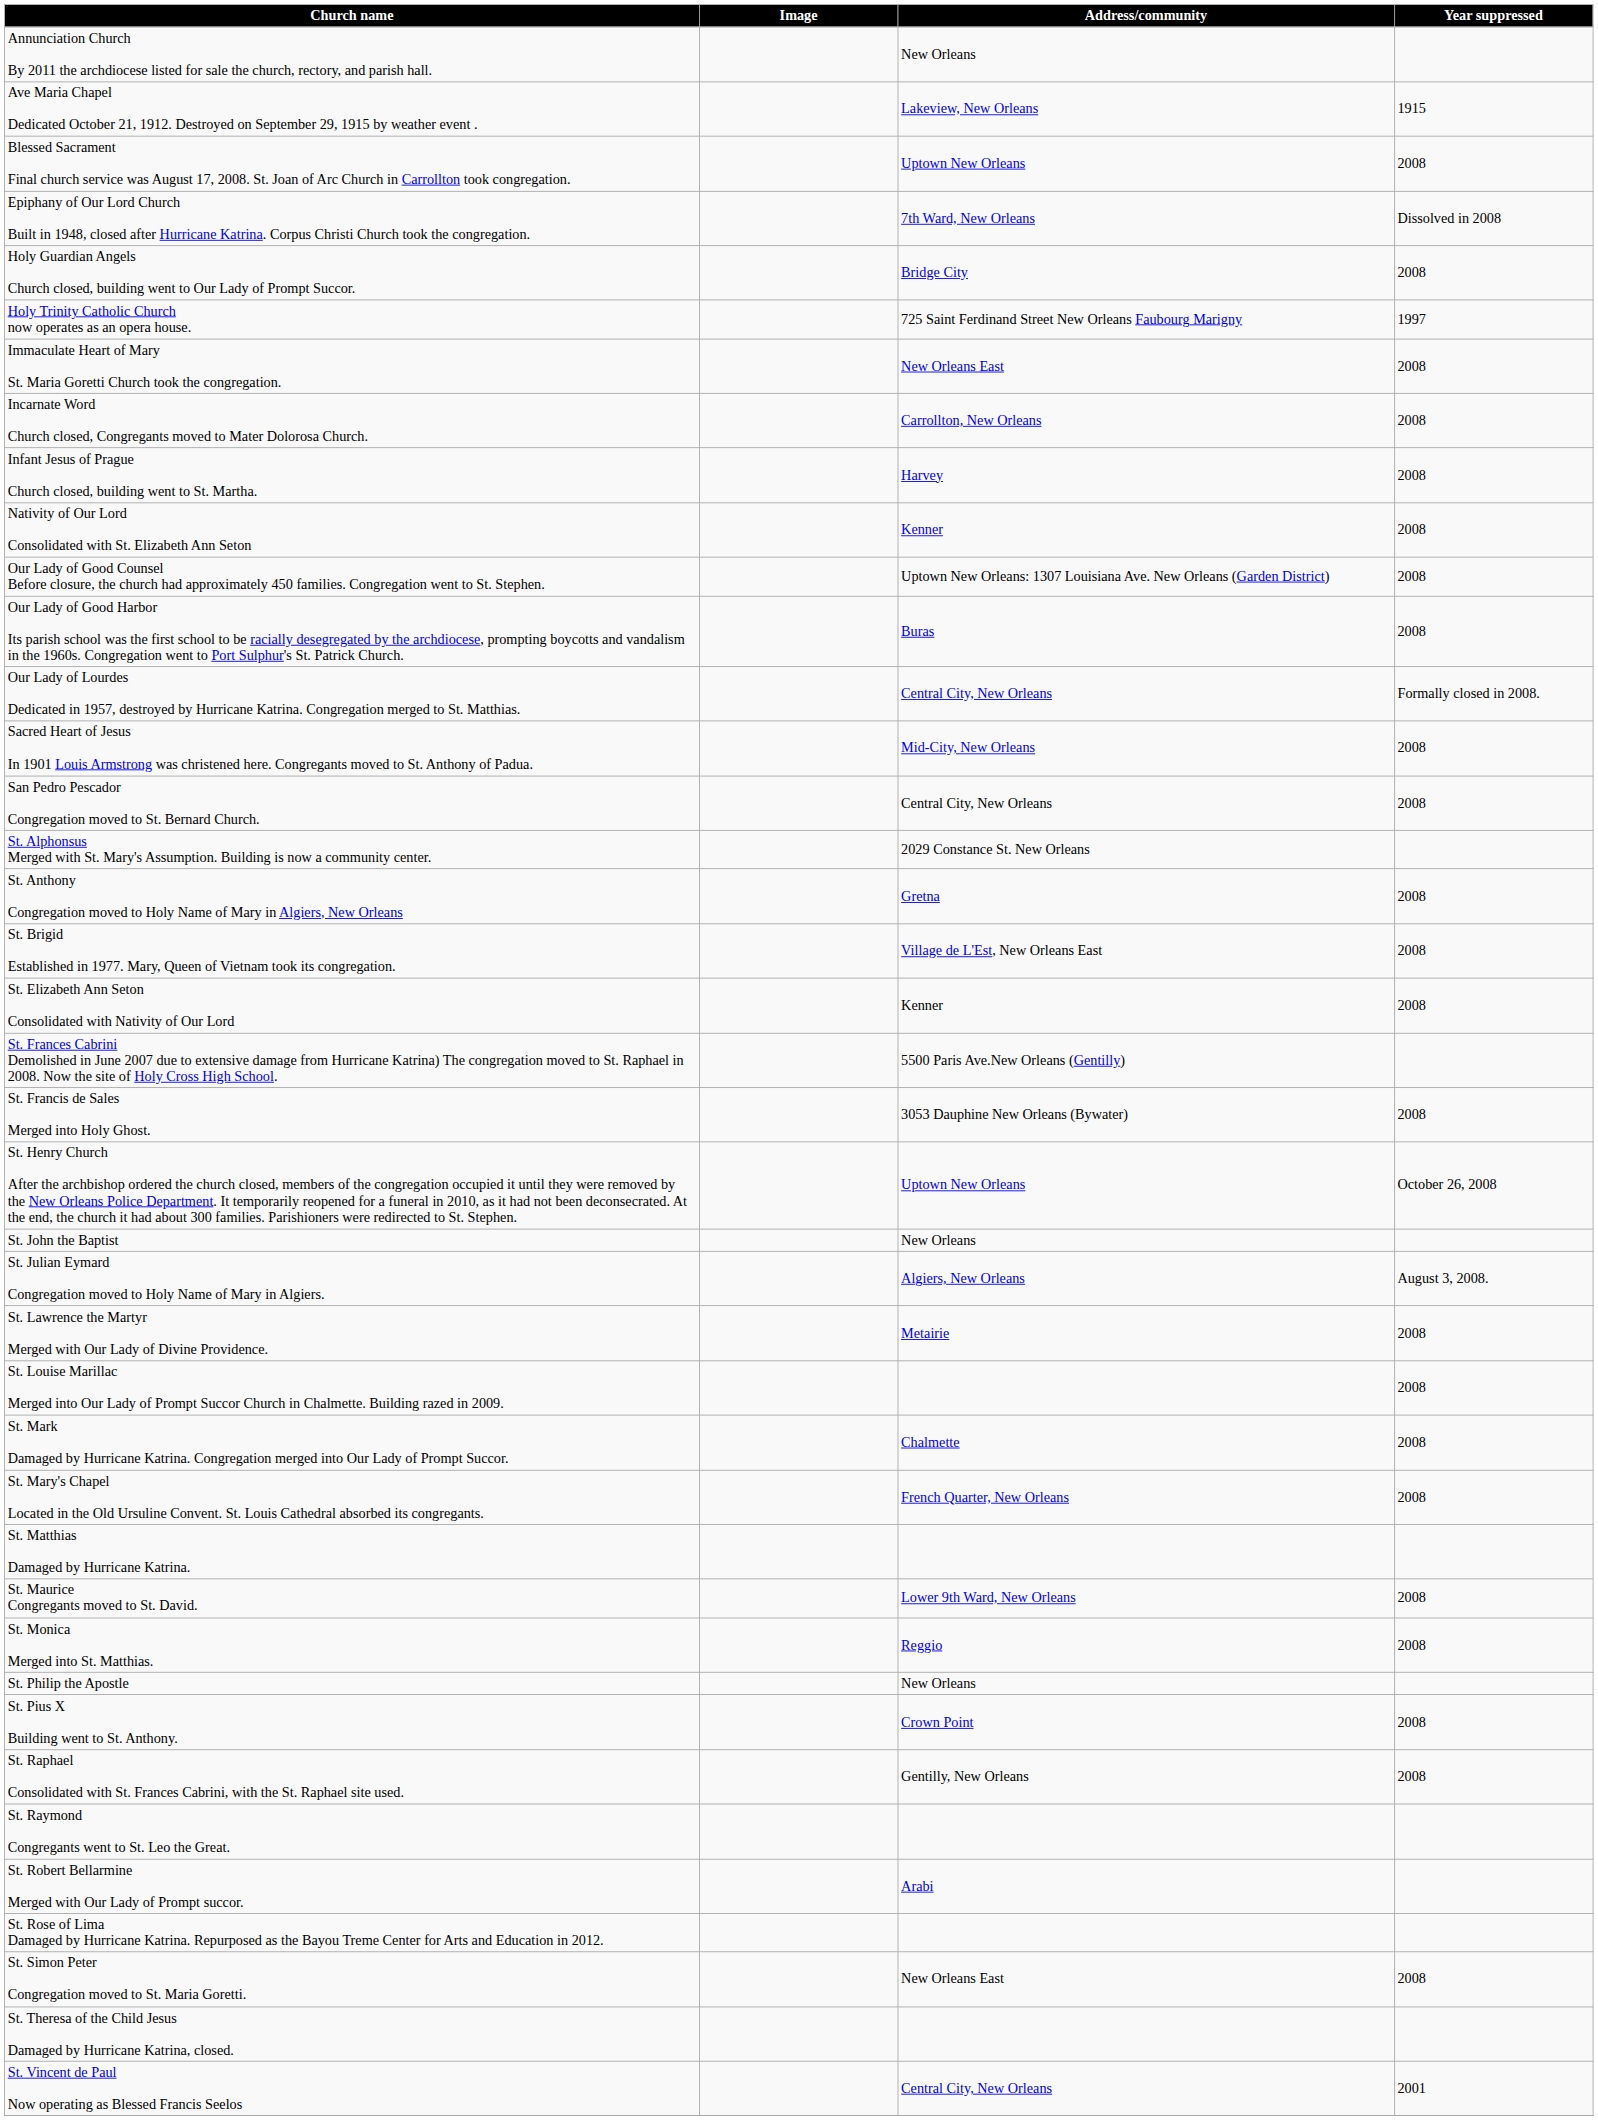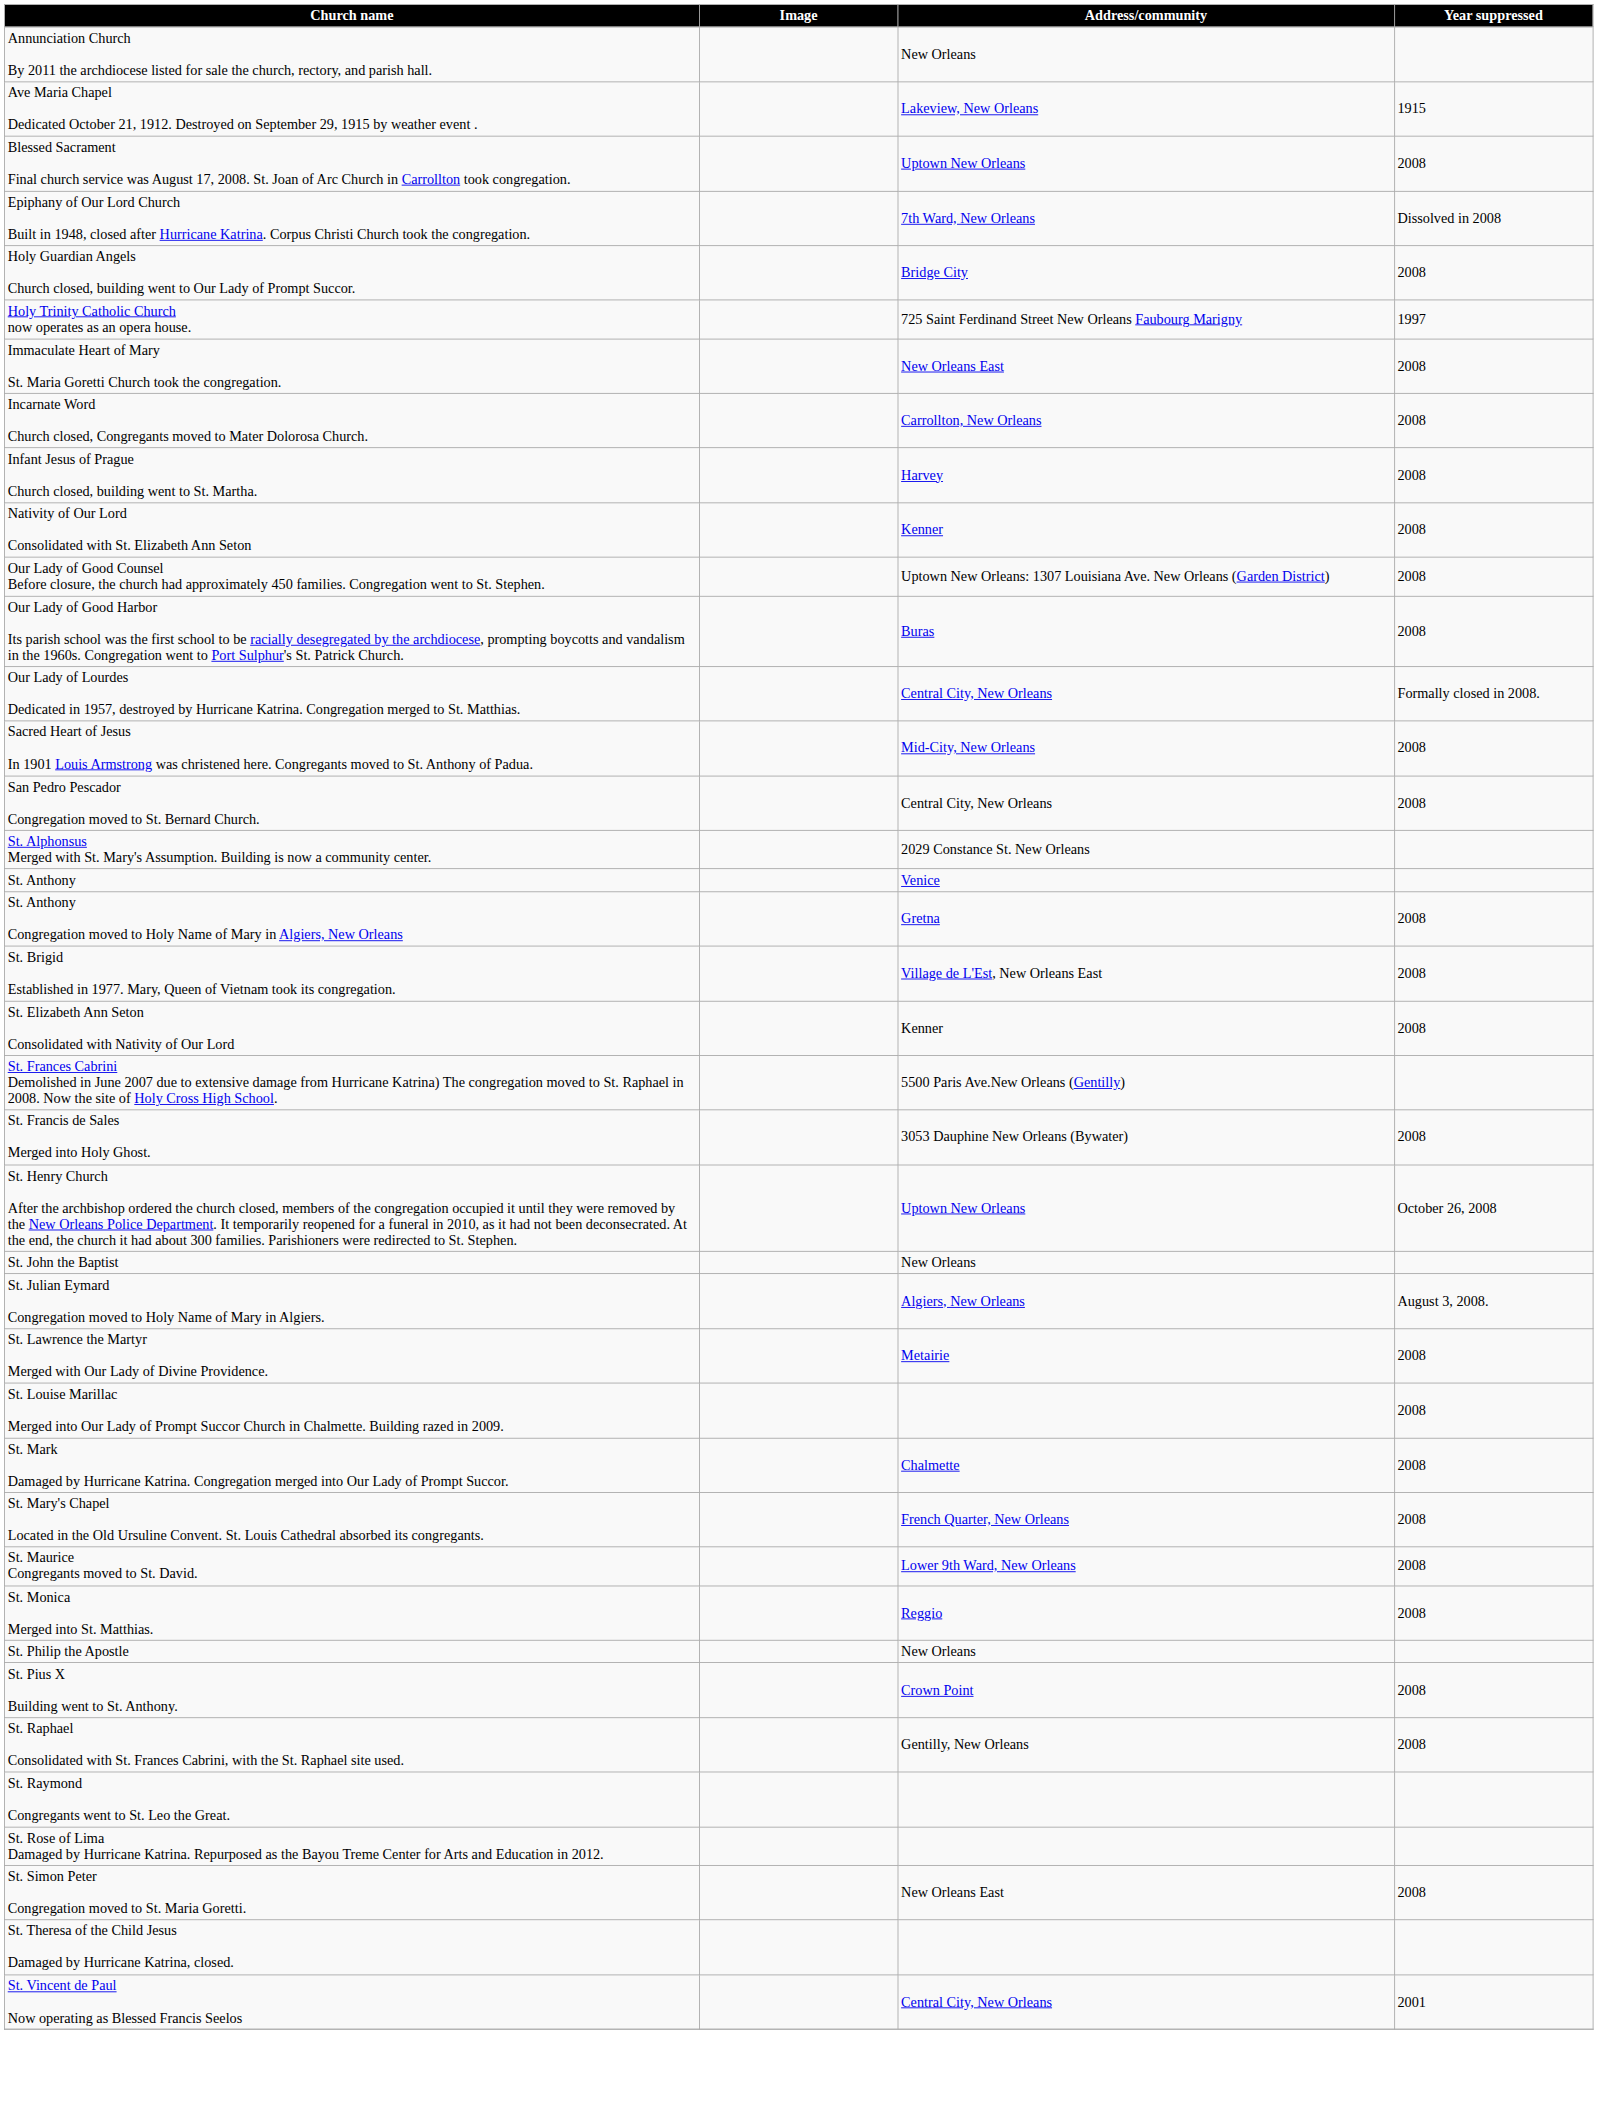+ row: (42, 880)
- row: (99, 1551)
- row: (126, 1886)
